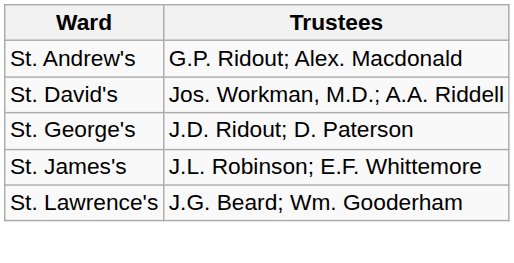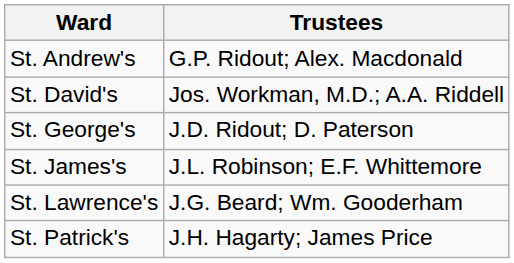+ row: (70, 238)
